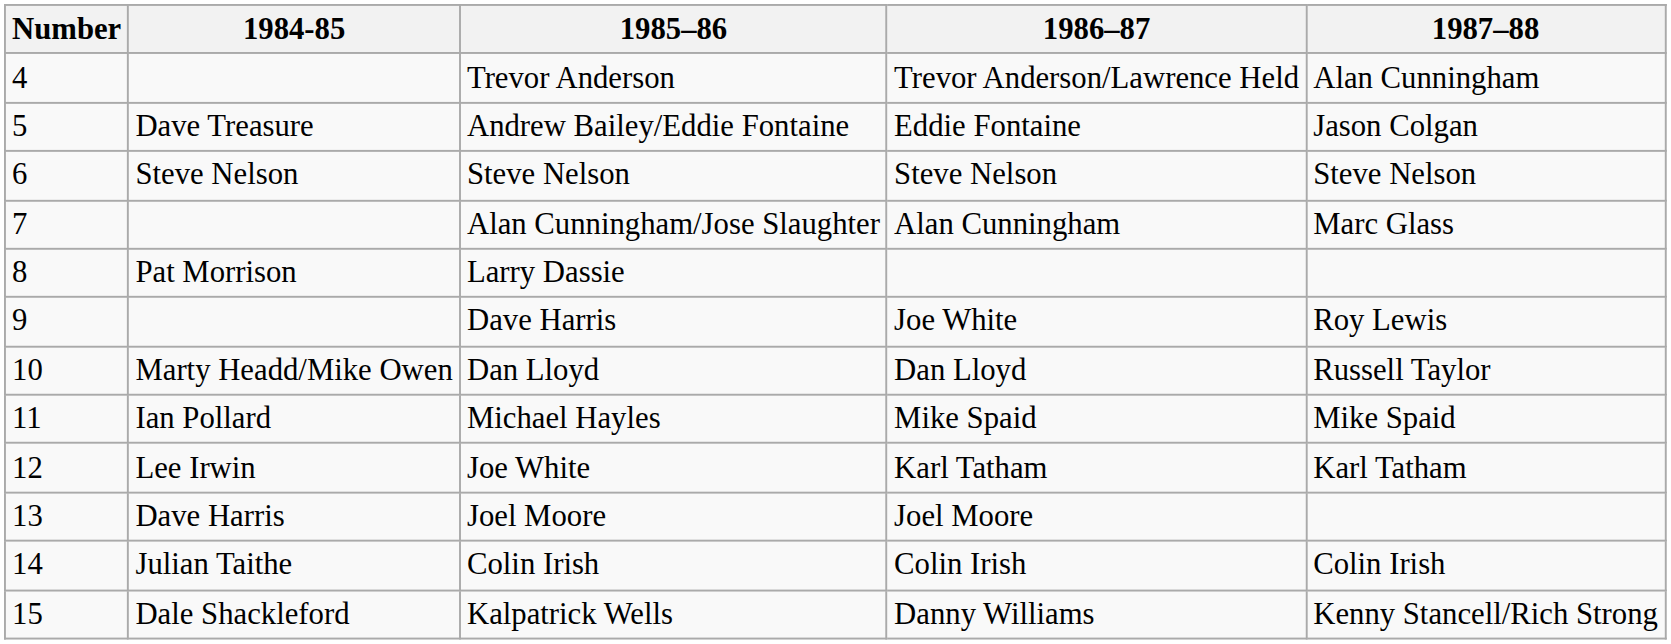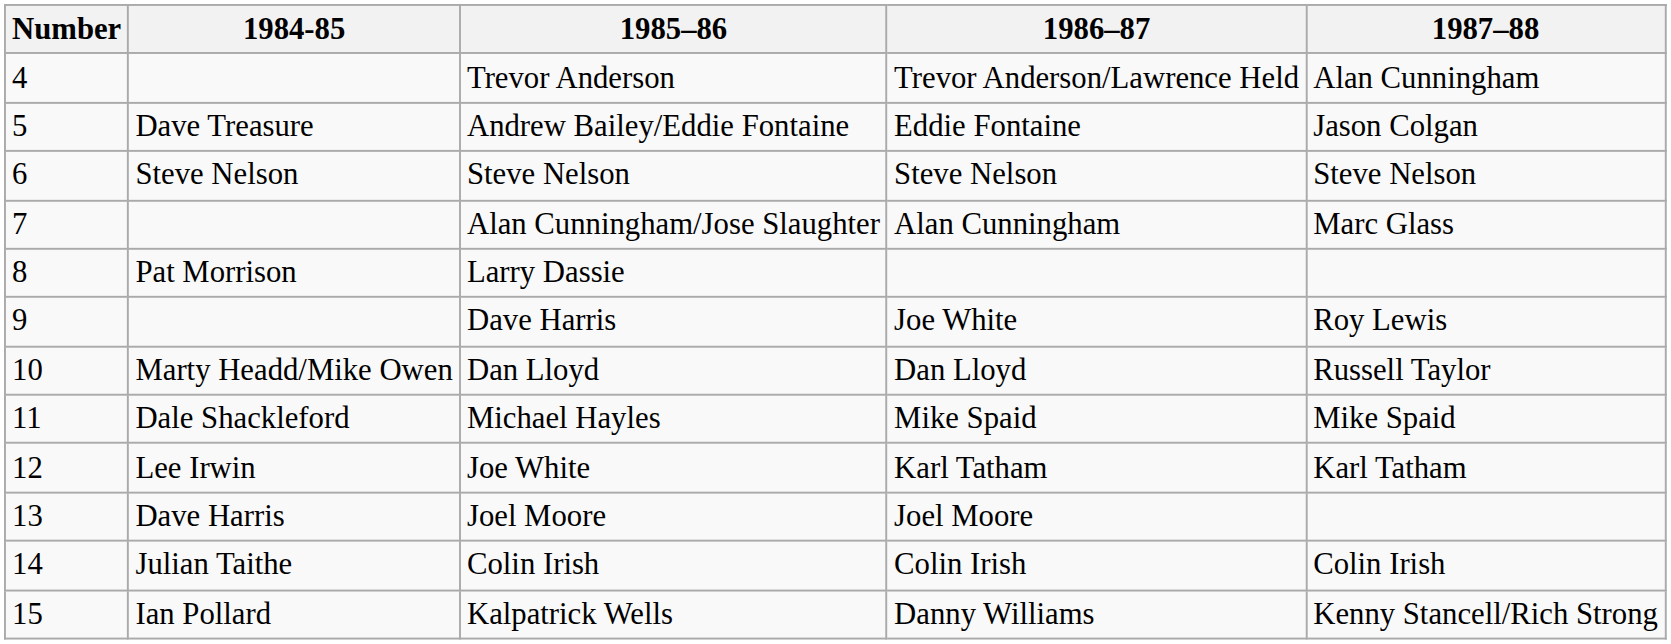(203, 418) Ian Pollard -> (242, 418) Dale Shackleford
(242, 613) Dale Shackleford -> (203, 613) Ian Pollard
